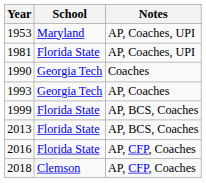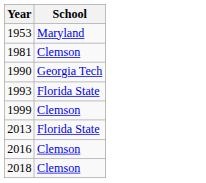- column: (153, 14)
(68, 52) Florida State -> (59, 52) Clemson
(70, 91) Georgia Tech -> (68, 91) Florida State
(68, 110) Florida State -> (59, 110) Clemson
(68, 149) Florida State -> (59, 149) Clemson
